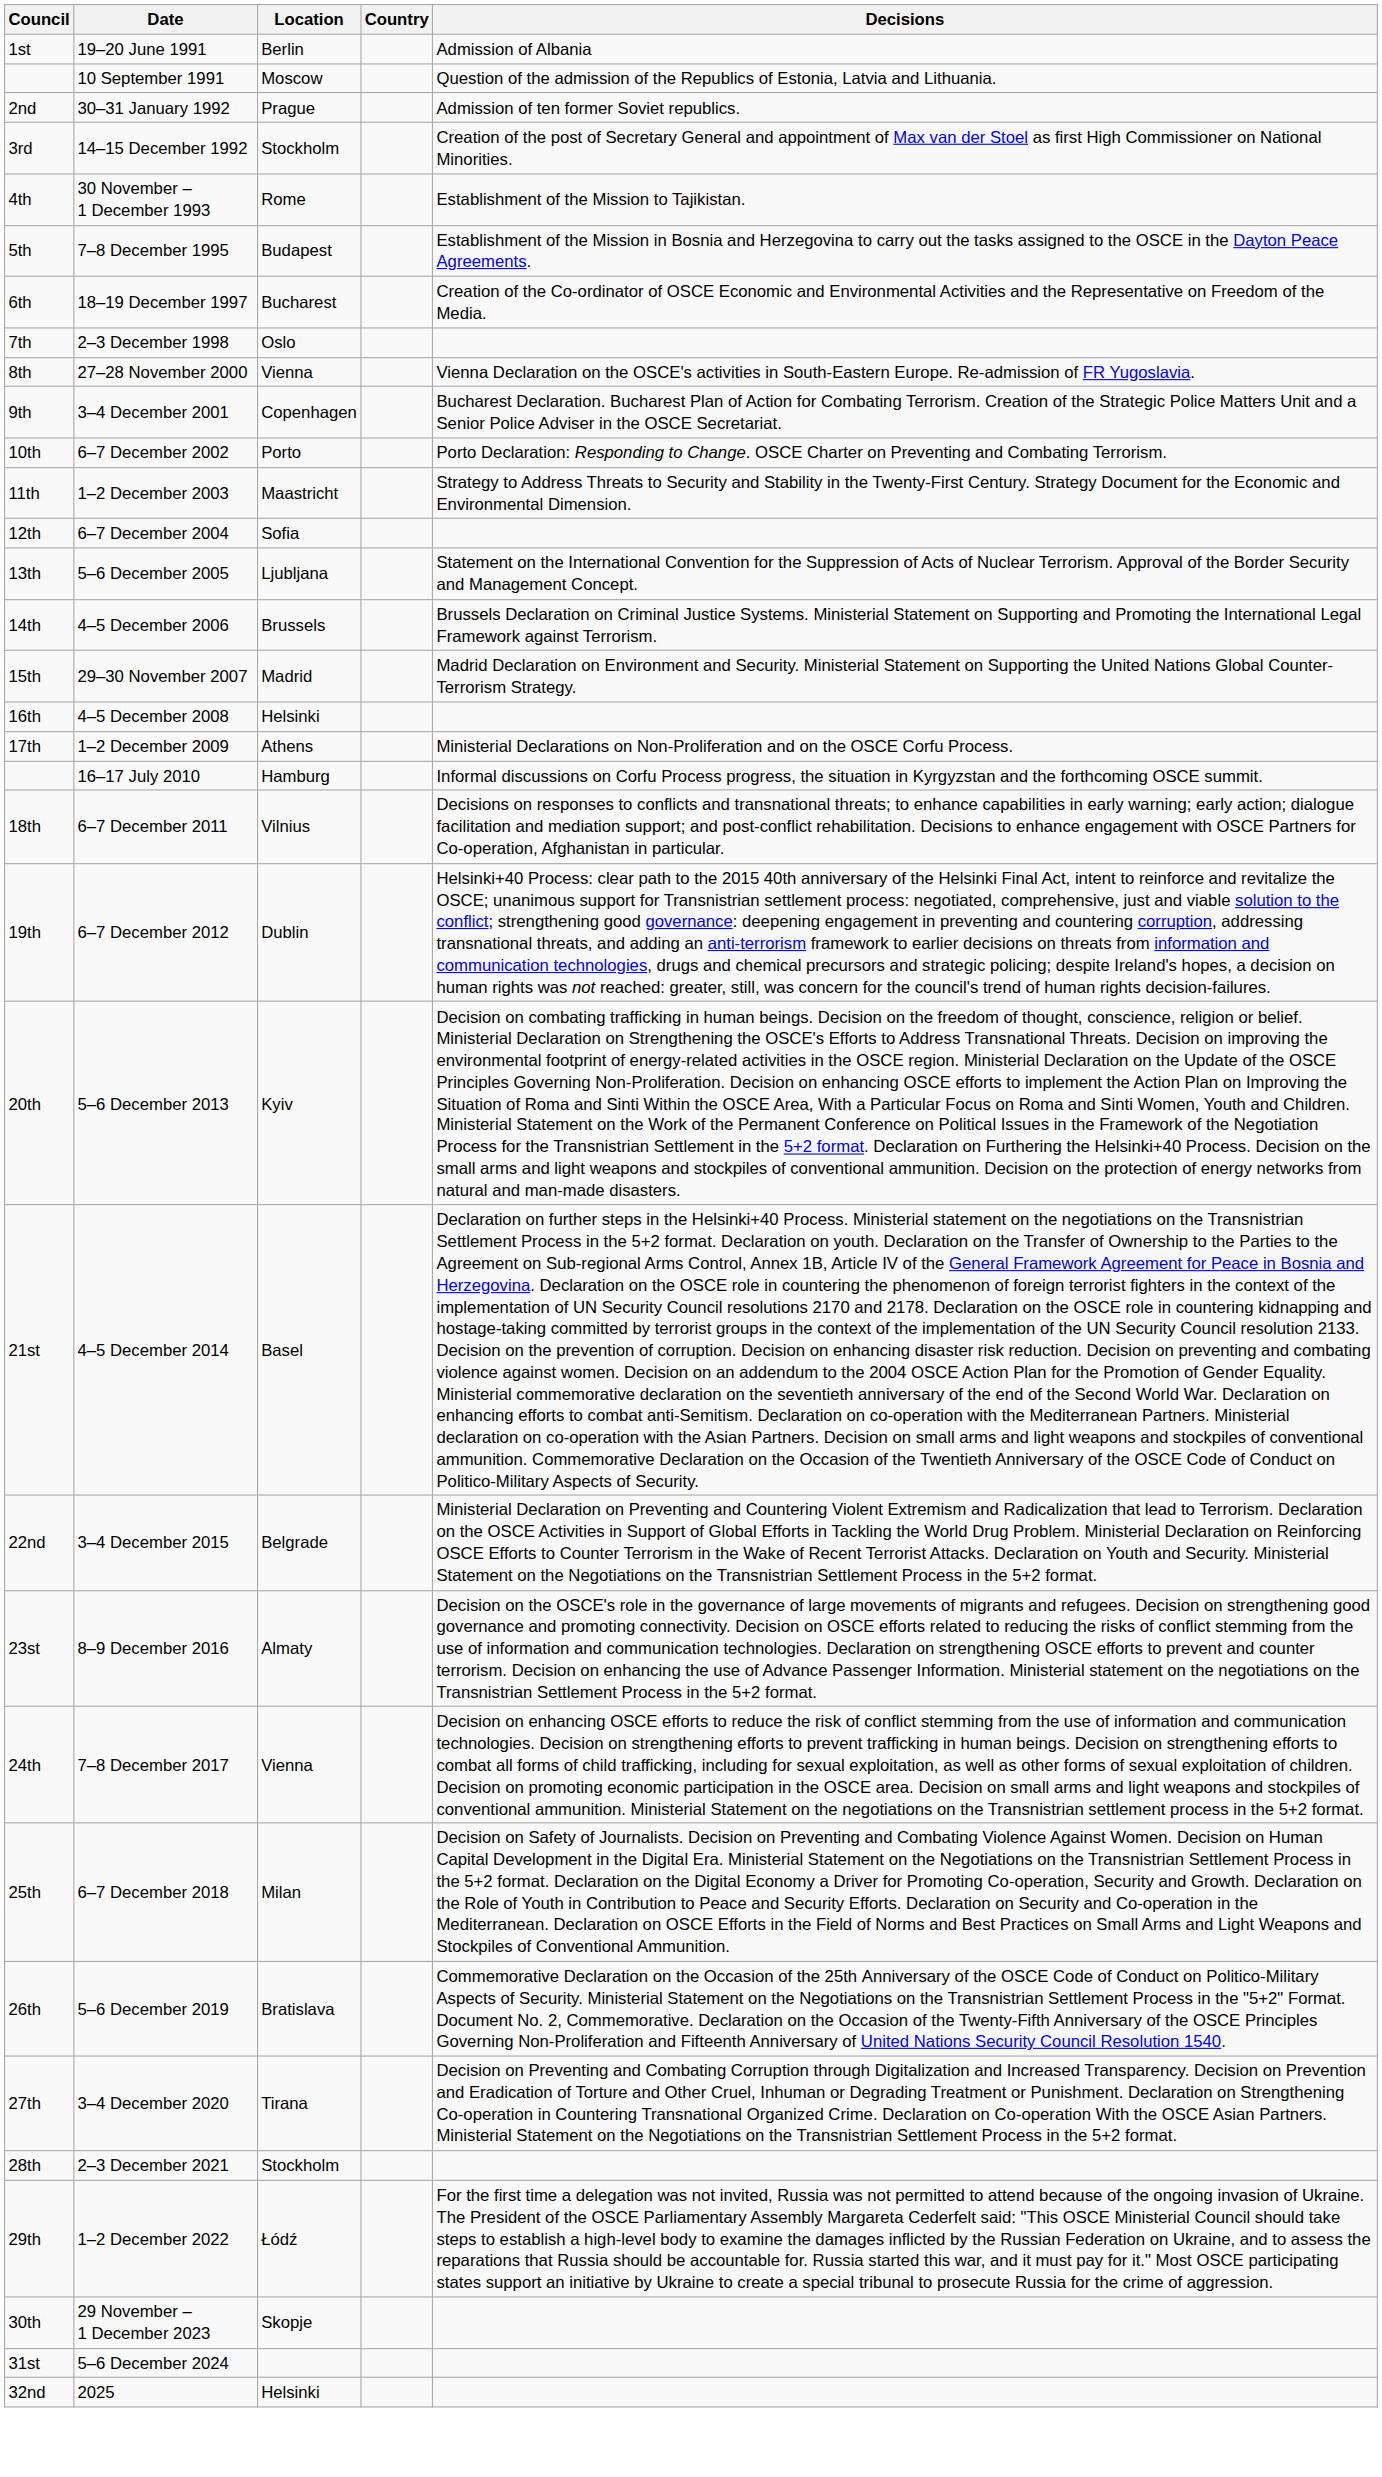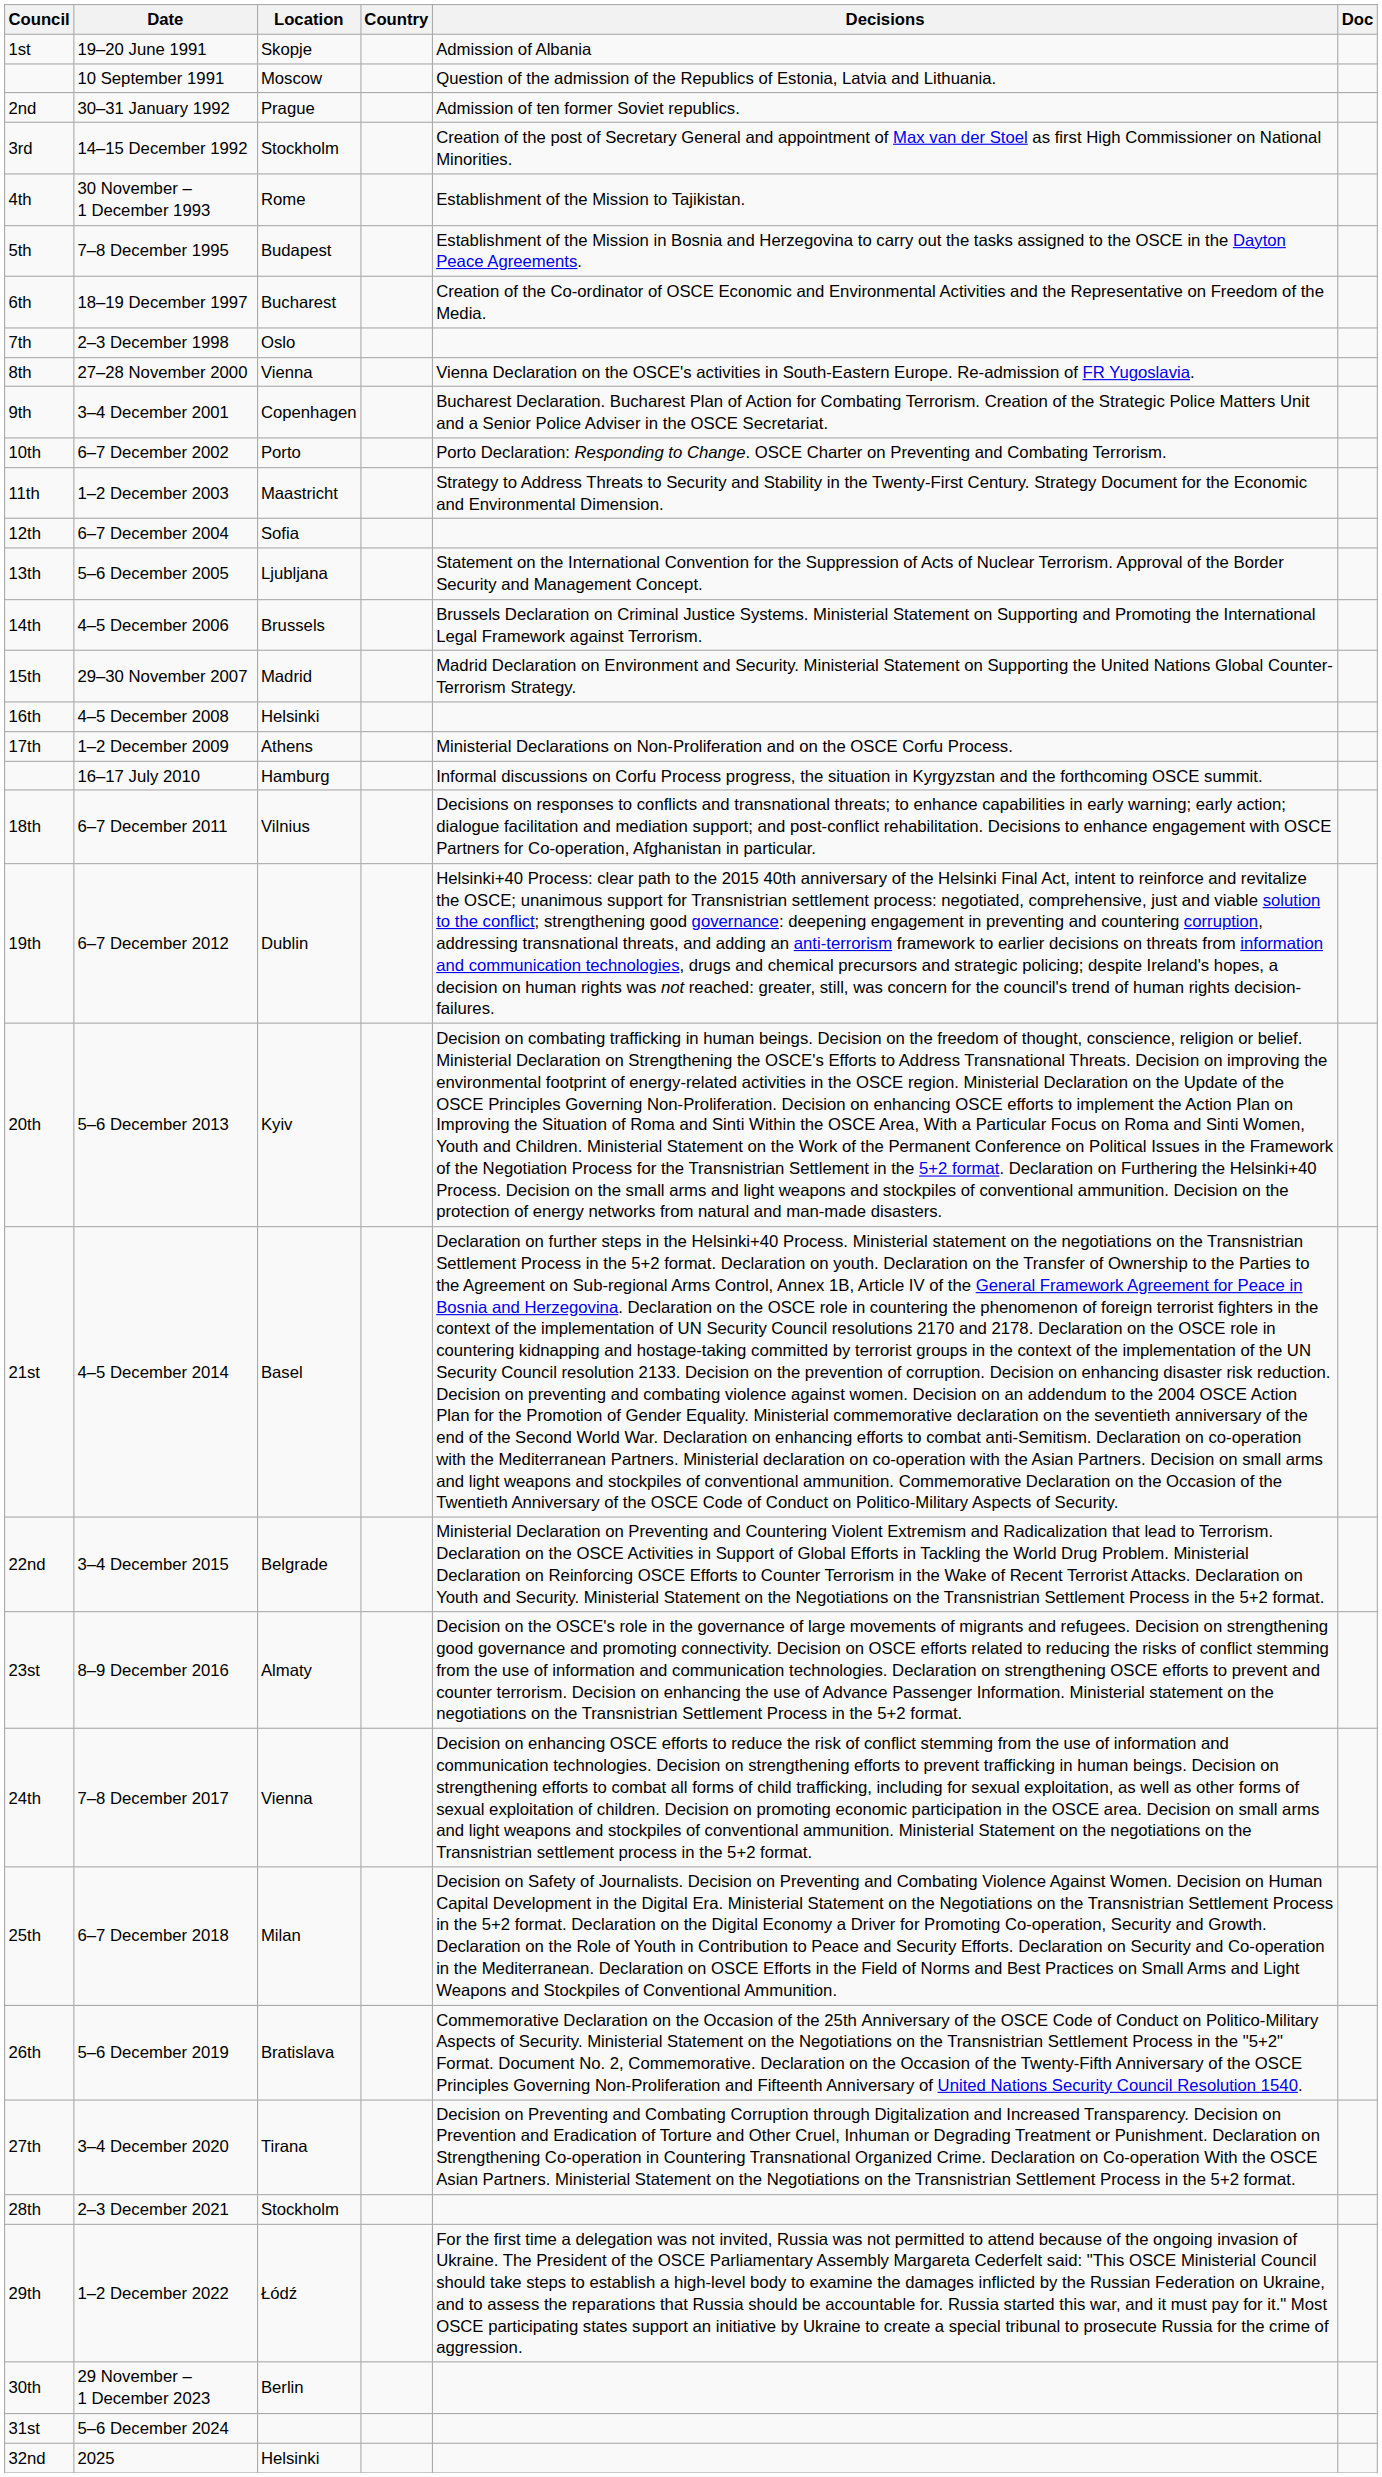+ column: (1357, 19)
(283, 49) Berlin -> (286, 49) Skopje
(287, 2322) Skopje -> (282, 2388) Berlin
